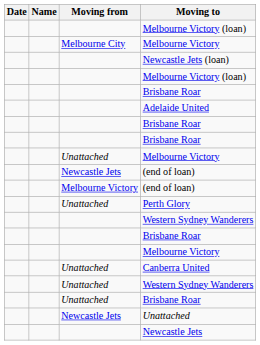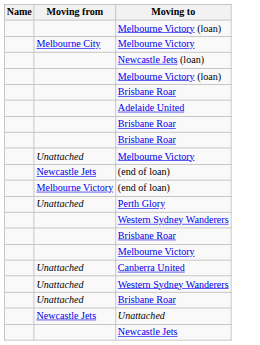- column: (17, 12)
